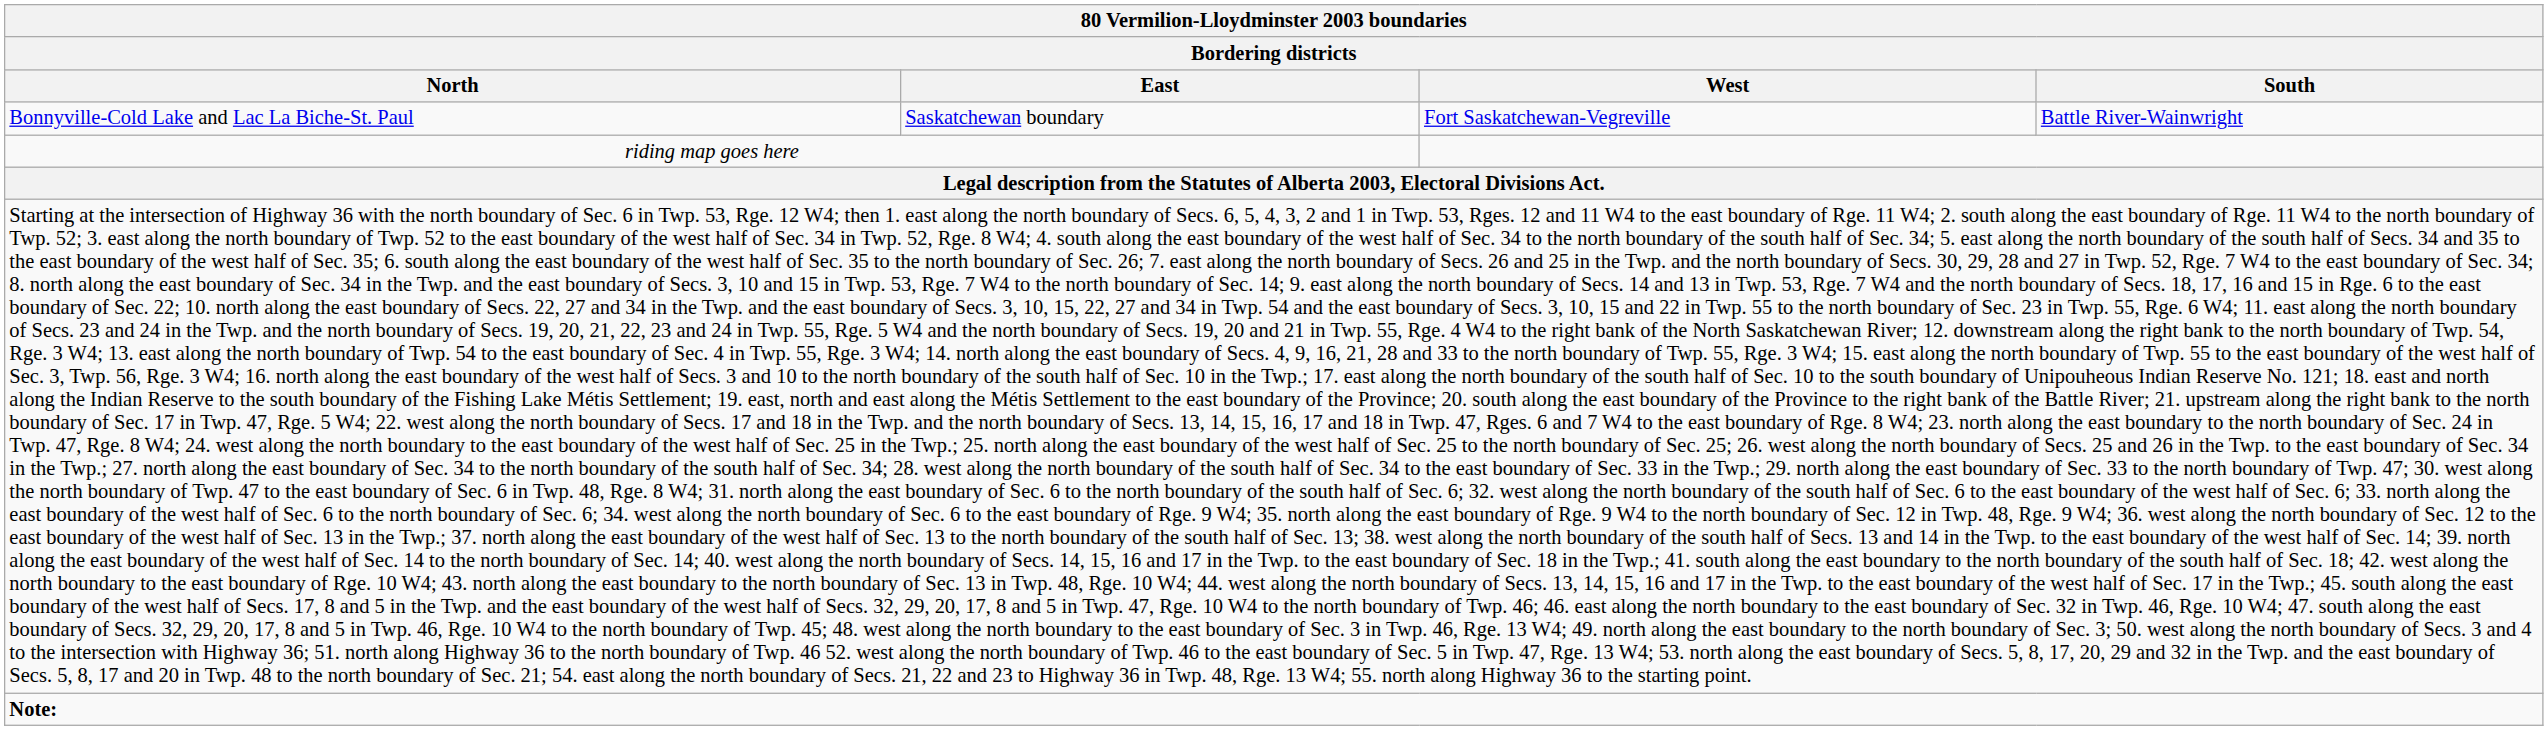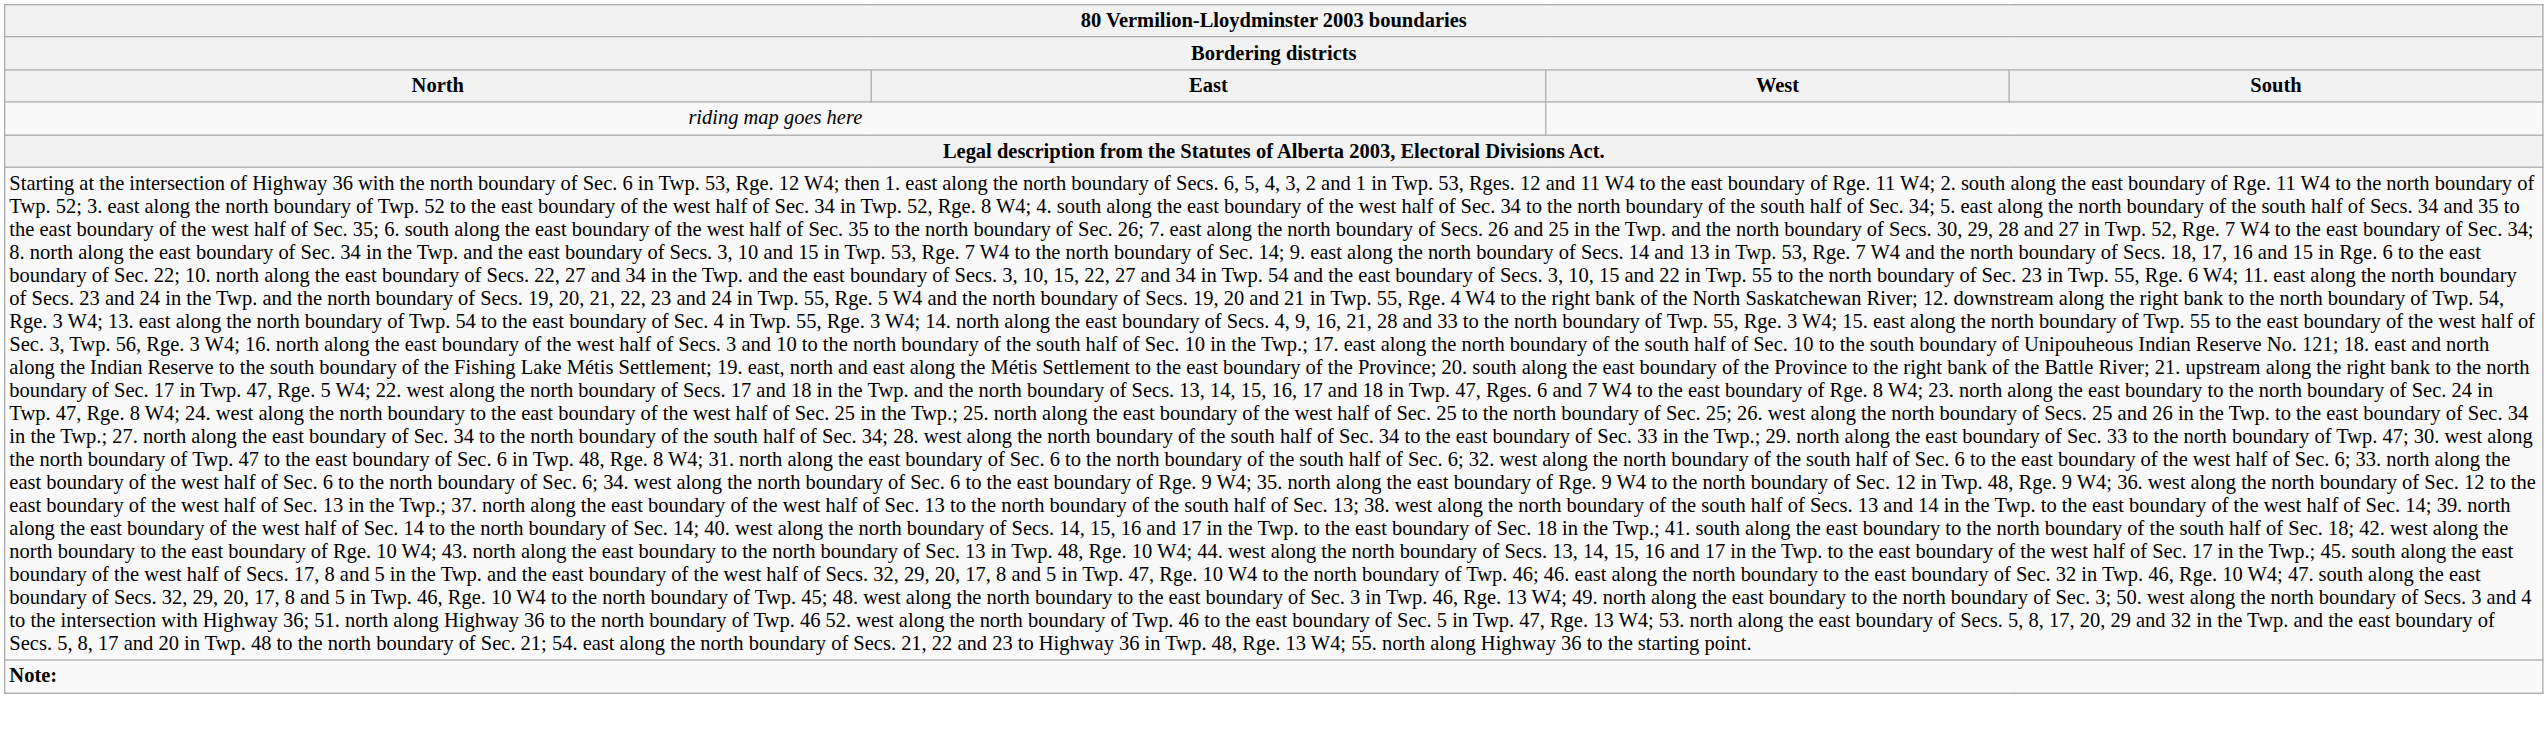- row: (212, 118)
